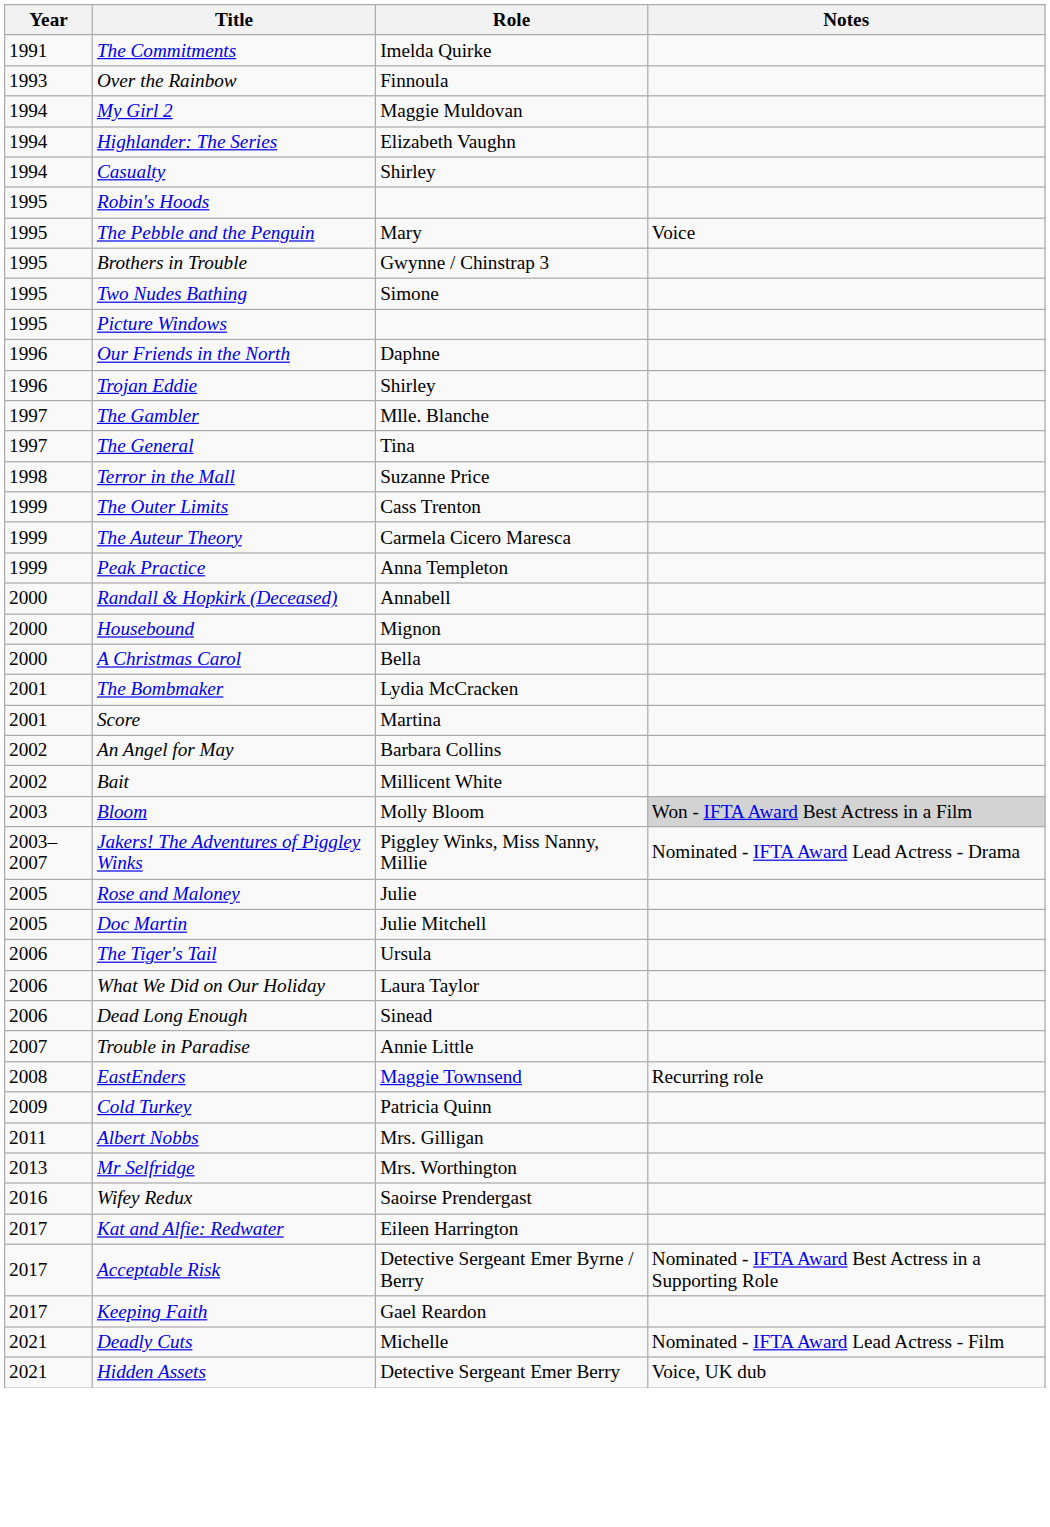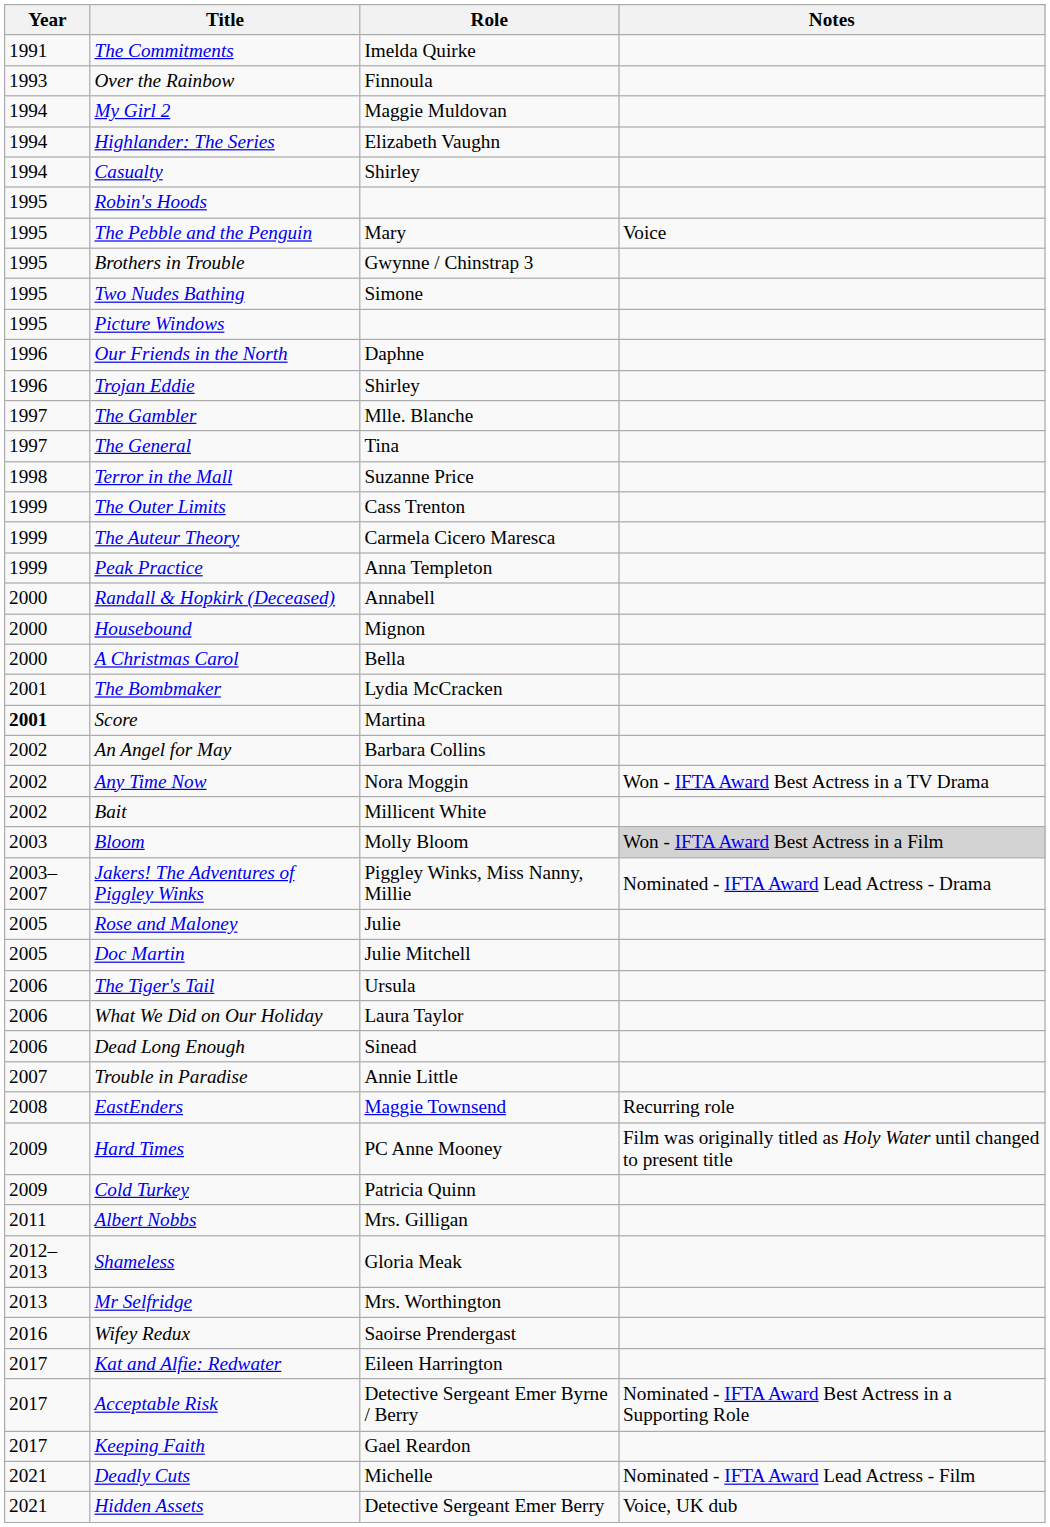(28, 720) normal -> (28, 720) bold
+ row: (151, 780)
+ row: (139, 1148)
+ row: (135, 1261)
